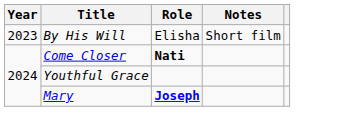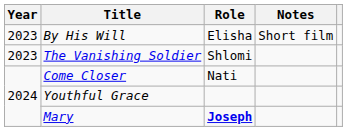+ row: (122, 55)
(170, 55) bold -> (222, 76) normal
